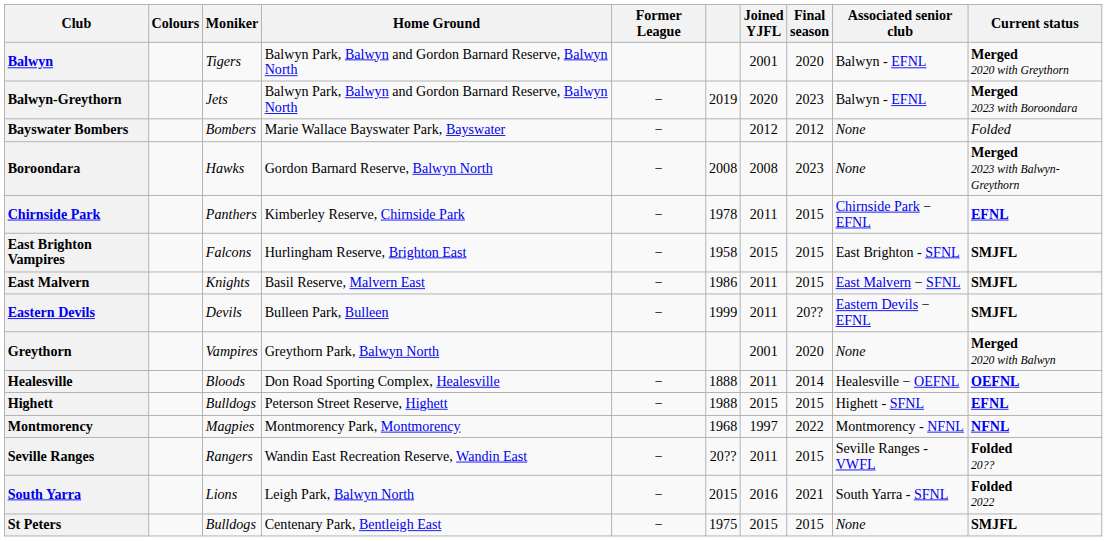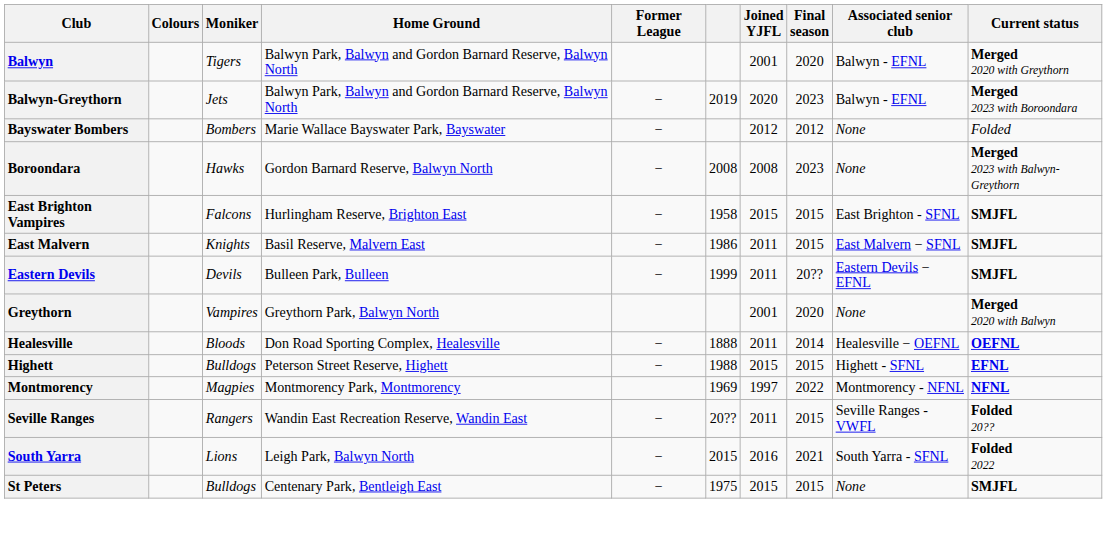- row: (54, 214)
(723, 426) 1968 -> (723, 388) 1969
